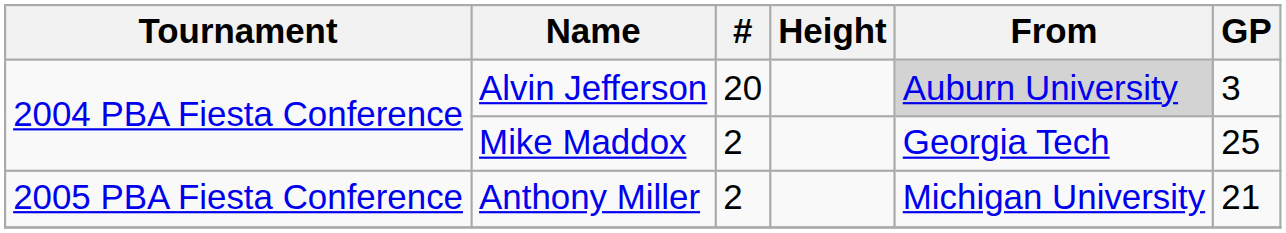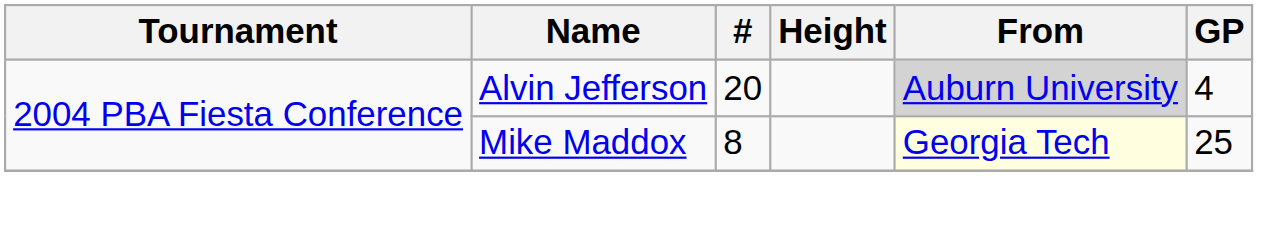(1231, 87) 3 -> (1204, 87) 4
(733, 142) 2 -> (733, 142) 8
(1006, 142) no background -> (1006, 142) lightyellow background
- row: (590, 198)
